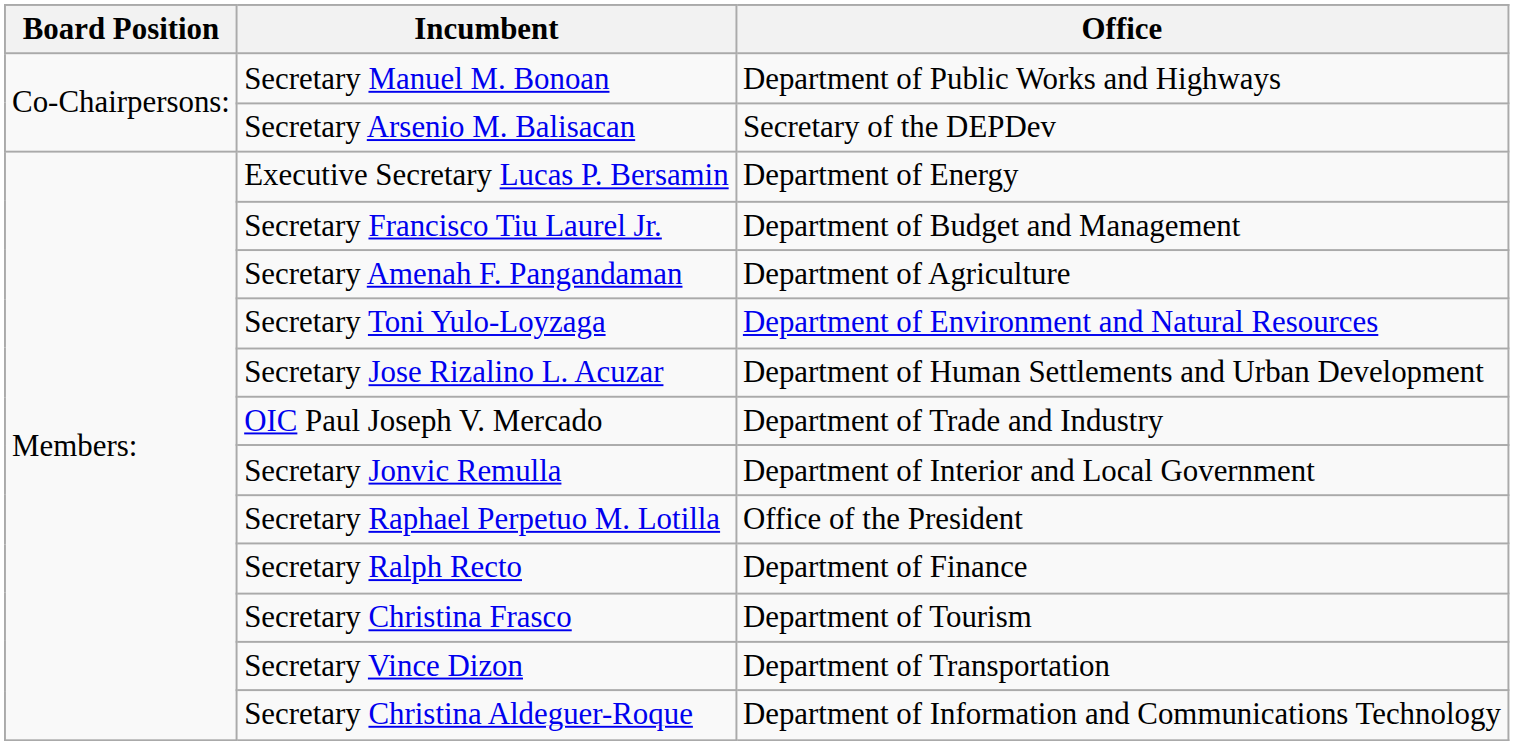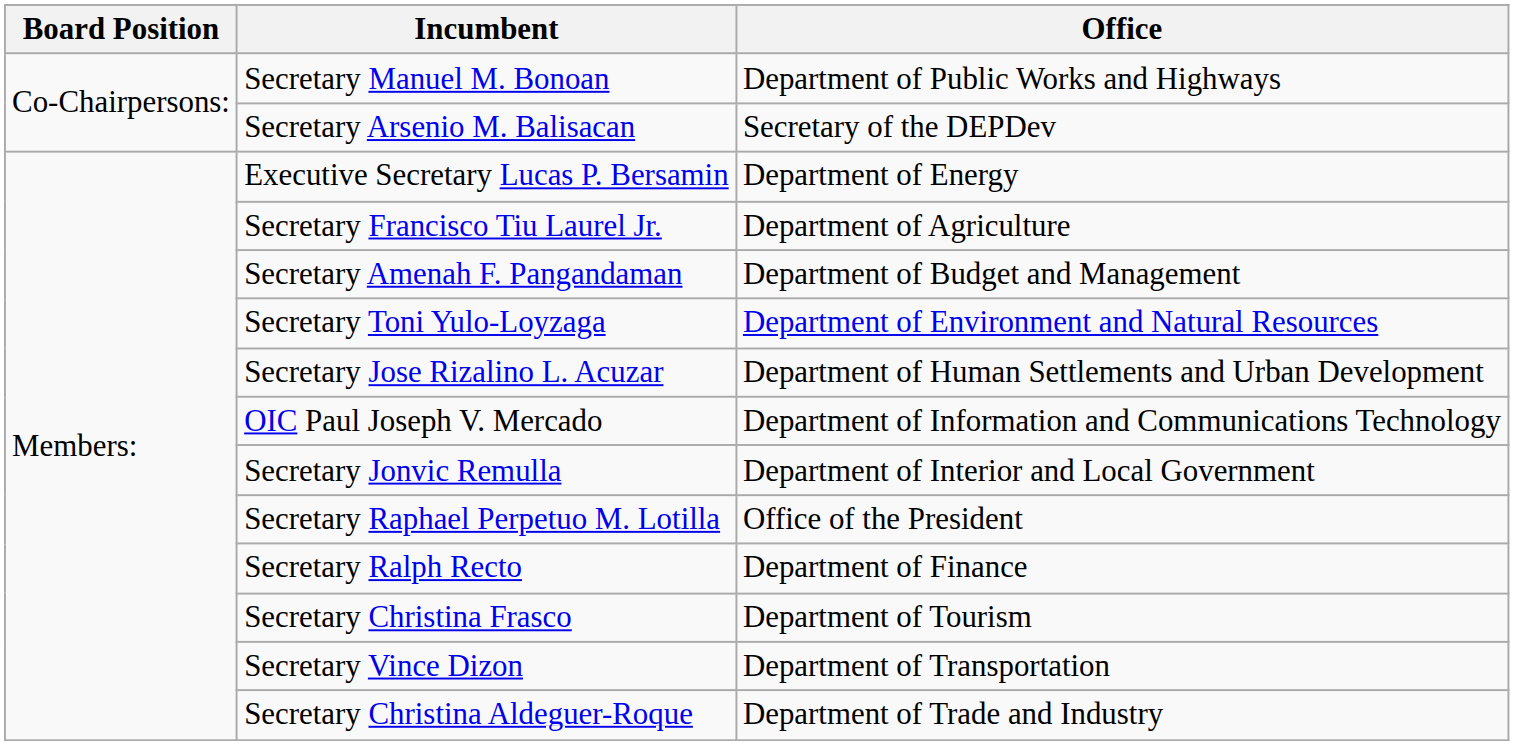(992, 224) Department of Budget and Management -> (907, 224) Department of Agriculture
(907, 273) Department of Agriculture -> (992, 273) Department of Budget and Management
(953, 420) Department of Trade and Industry -> (1122, 420) Department of Information and Communications Technology
(1122, 714) Department of Information and Communications Technology -> (953, 714) Department of Trade and Industry
